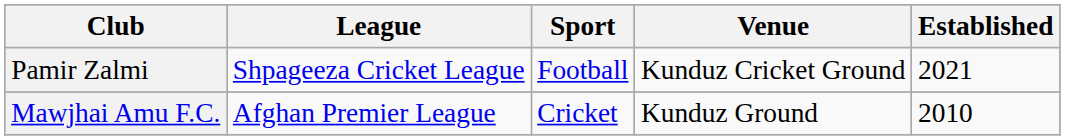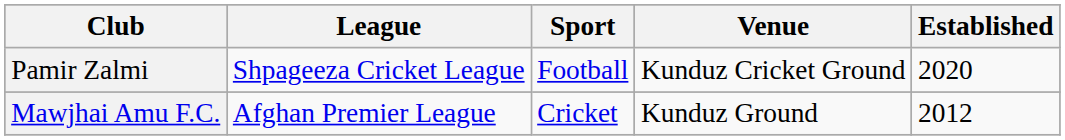(945, 69) 2021 -> (945, 69) 2020
(945, 112) 2010 -> (945, 112) 2012
